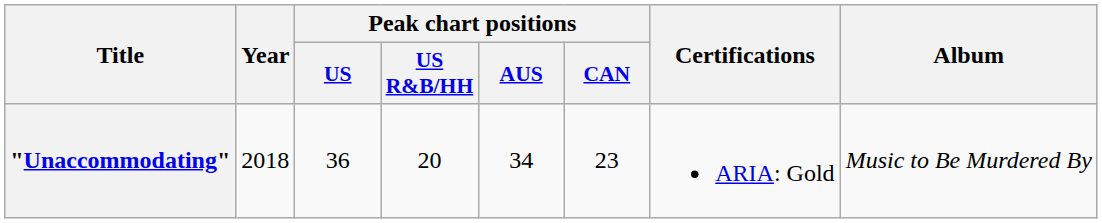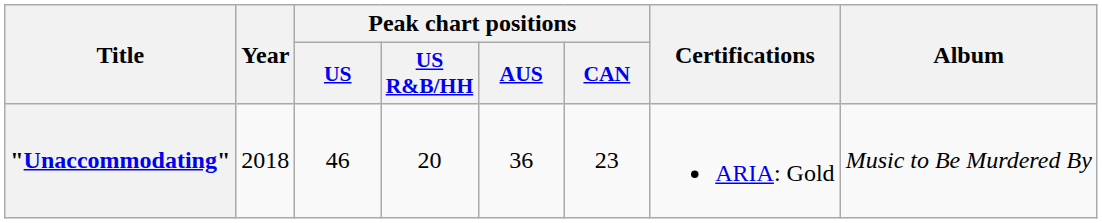(338, 160) 36 -> (338, 160) 46
(521, 160) 34 -> (521, 160) 36
